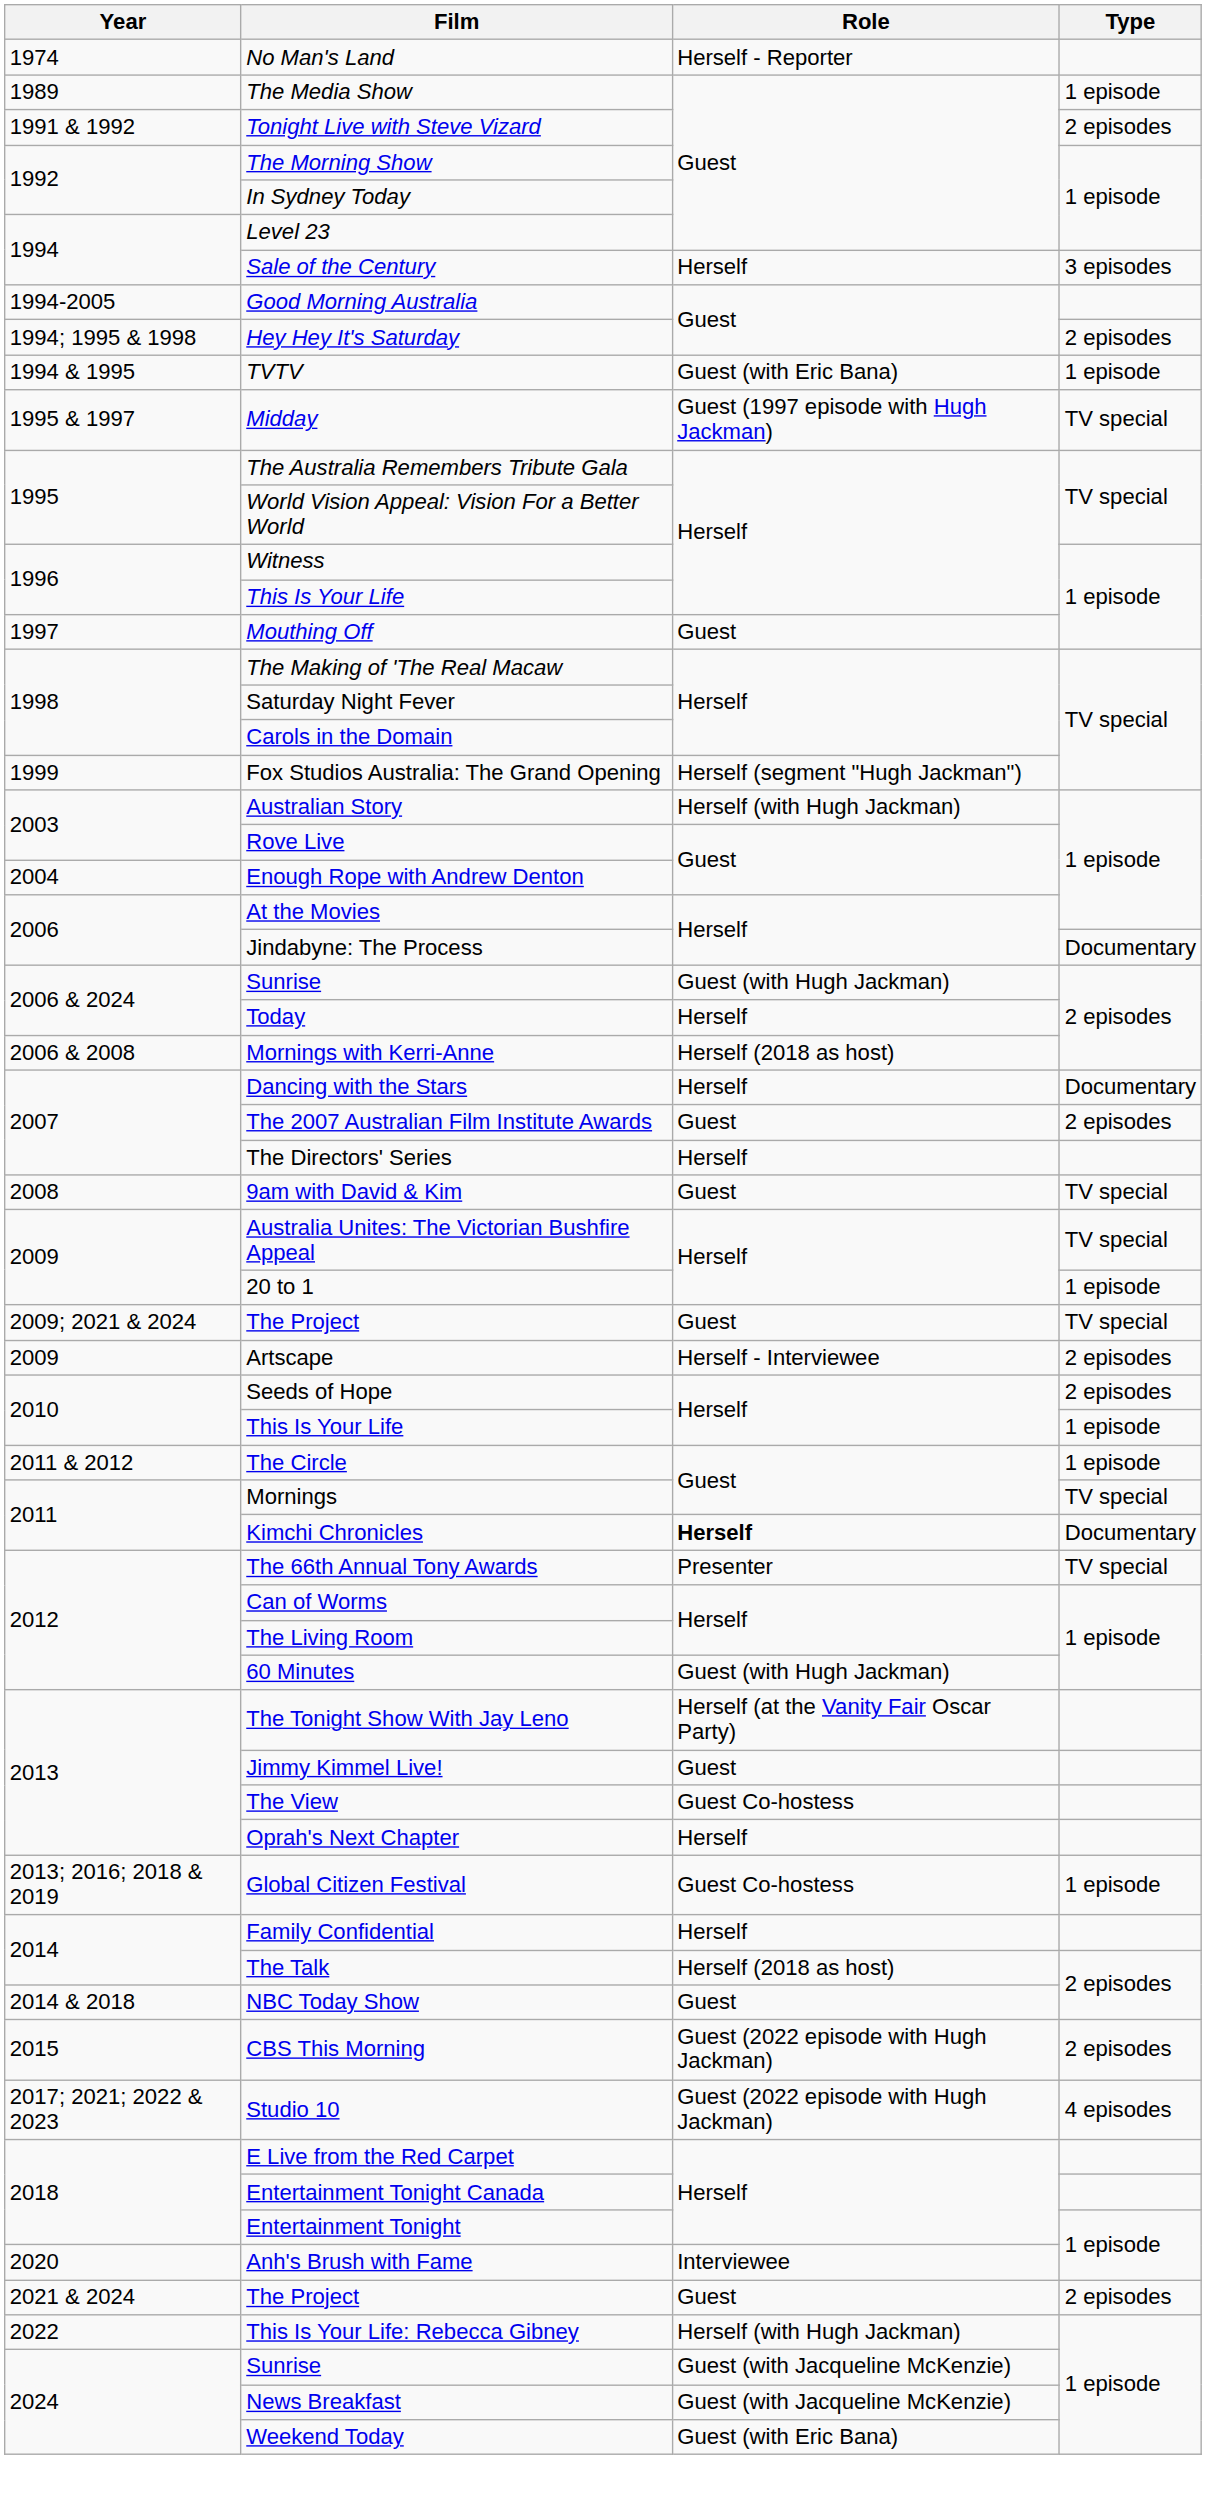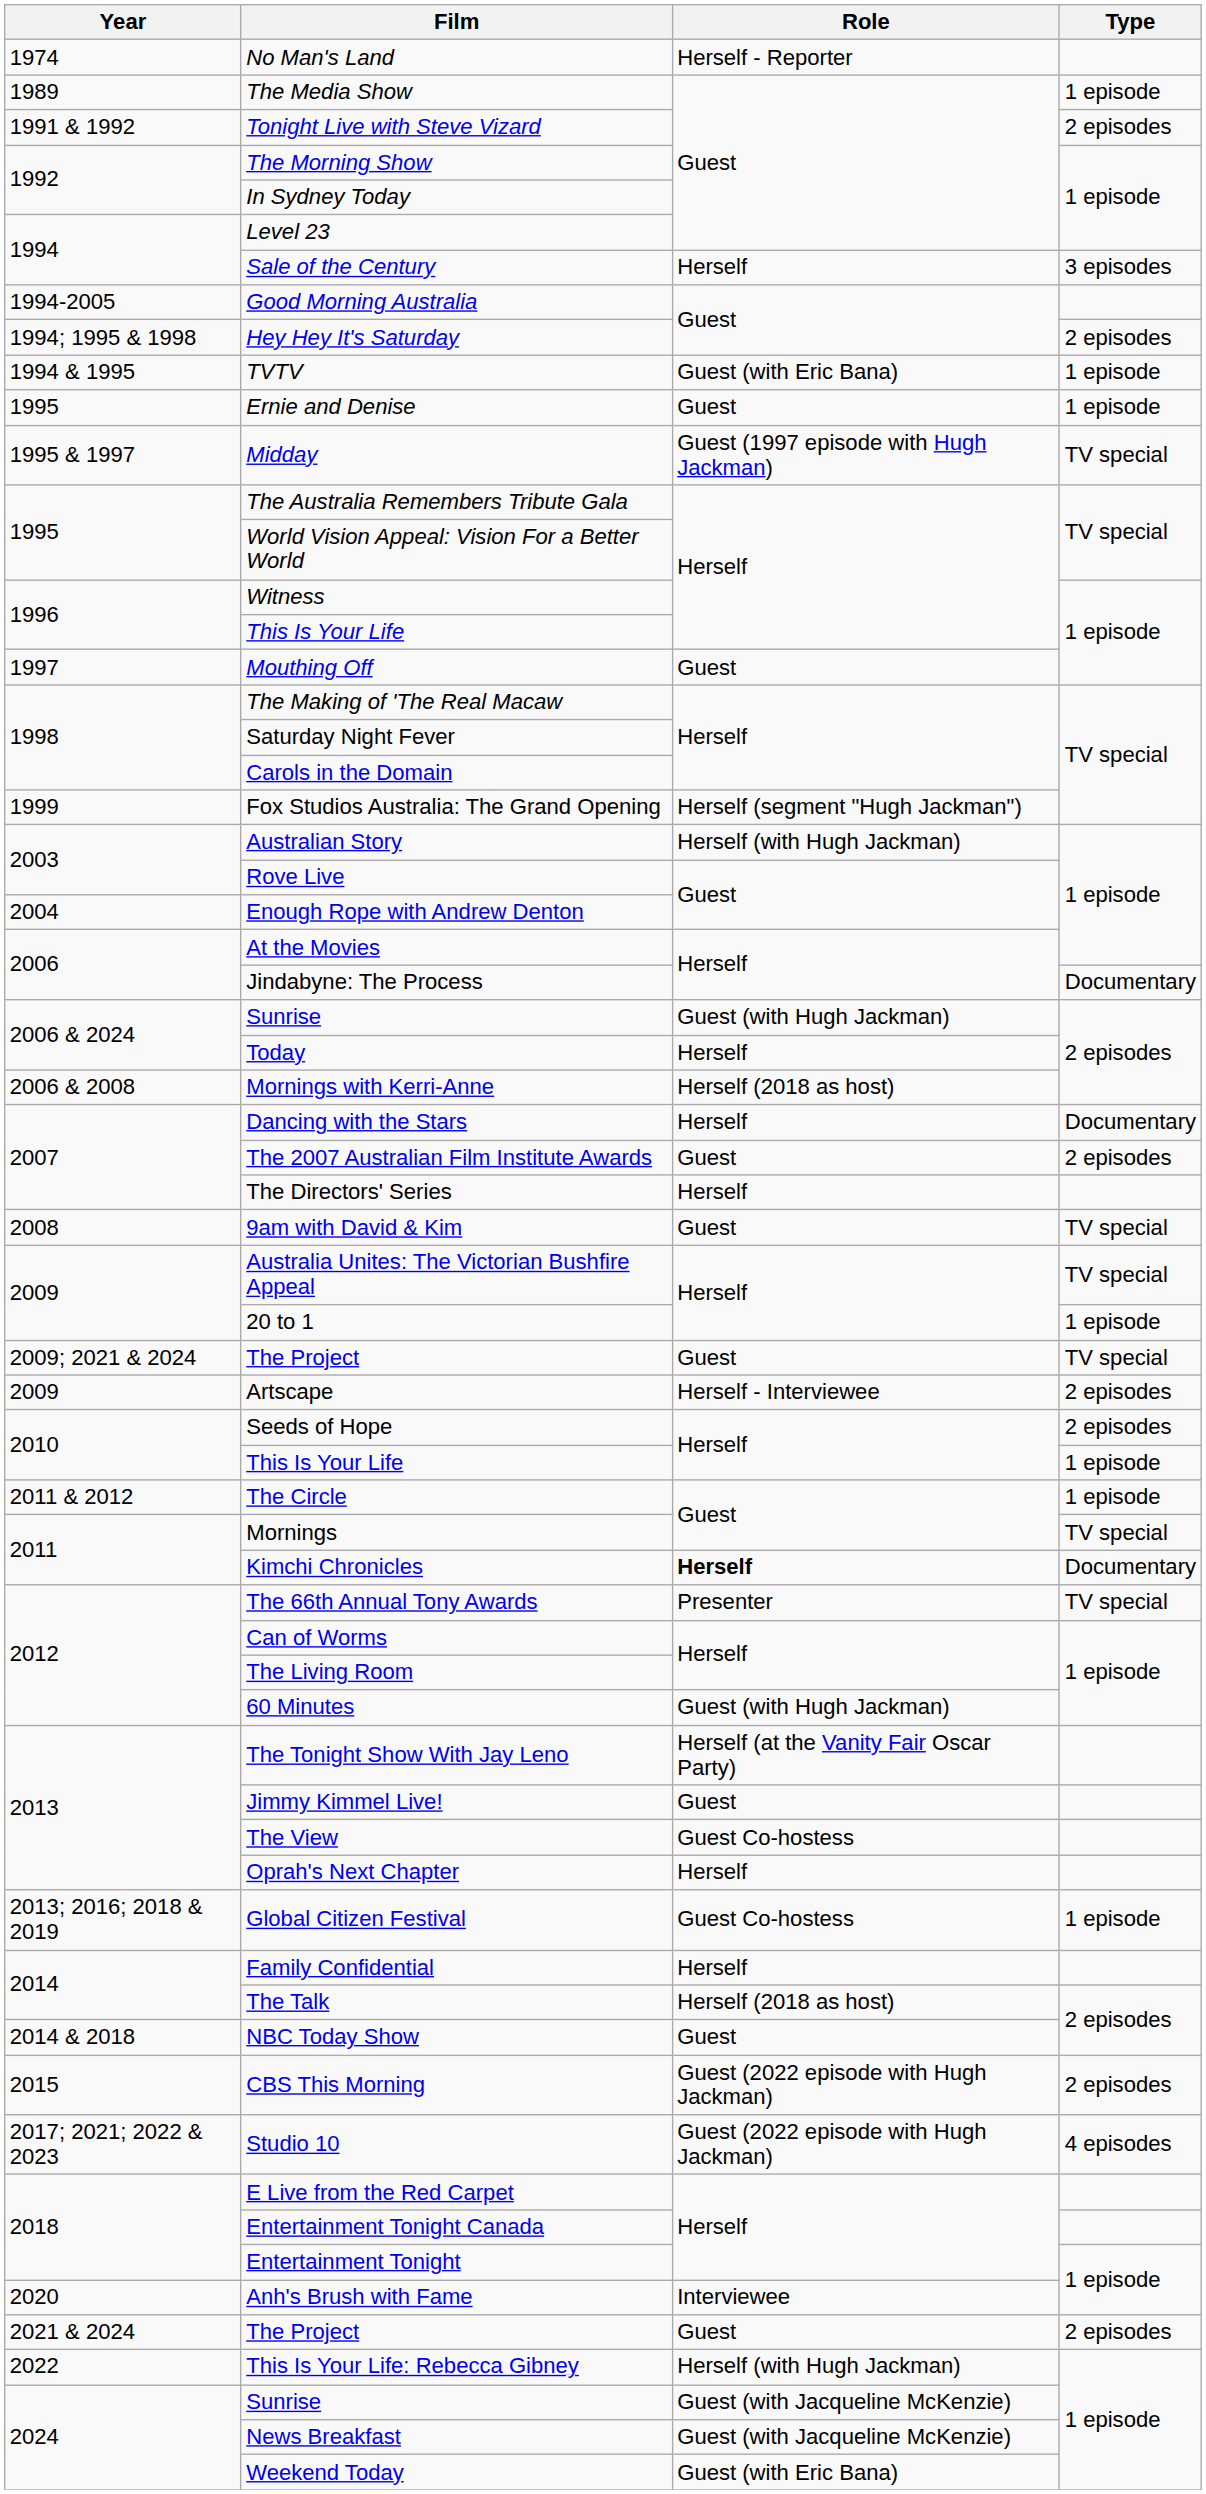+ row: (34, 407)
